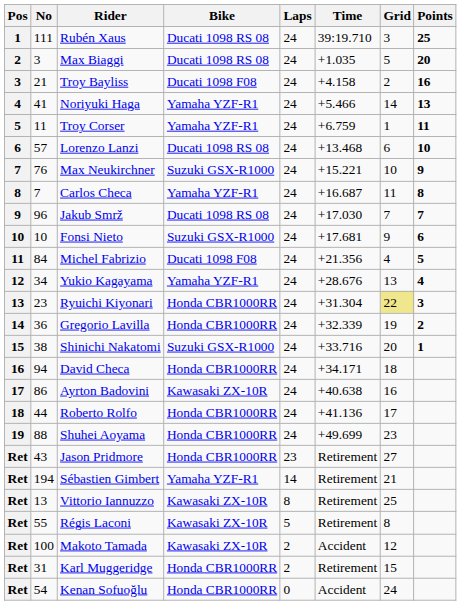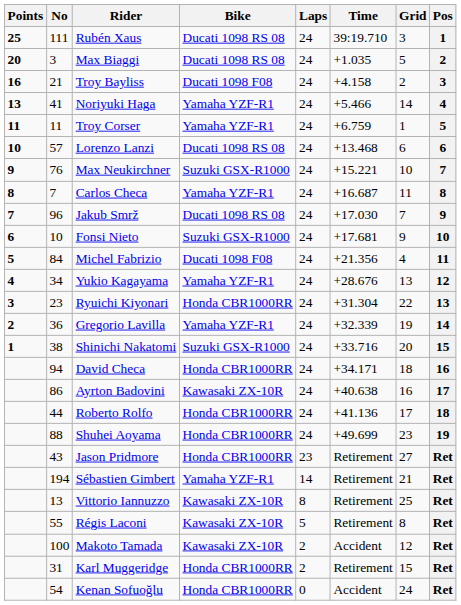columns swapped: (18, 15) <-> (435, 15)
(390, 302) khaki background -> (406, 302) no background
(222, 324) Honda CBR1000RR -> (228, 324) Yamaha YZF-R1
